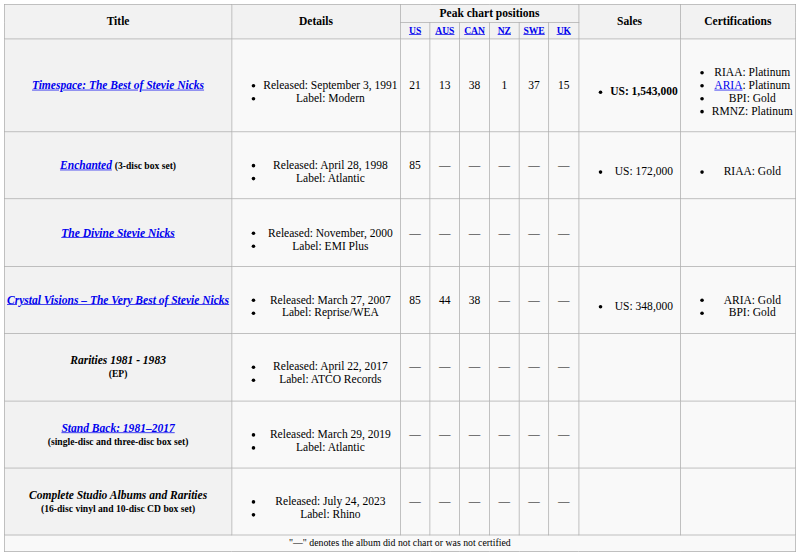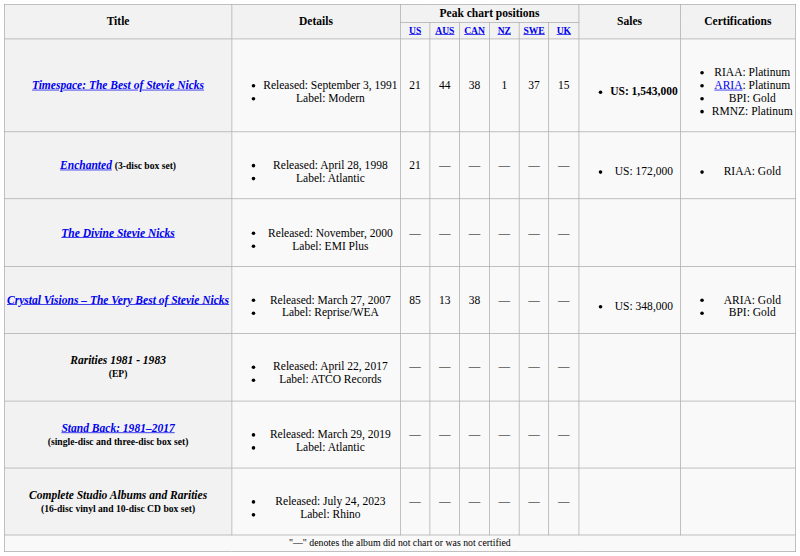(445, 85) 13 -> (445, 85) 44
(415, 165) 85 -> (415, 165) 21
(445, 300) 44 -> (445, 300) 13
